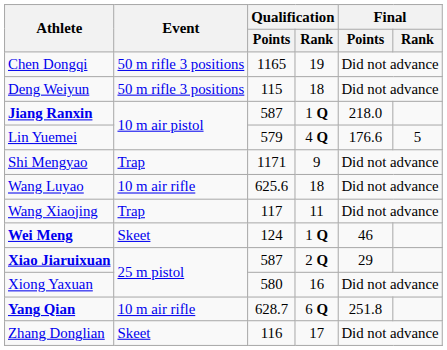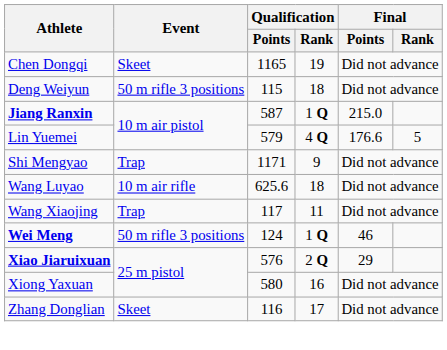(181, 64) 50 m rifle 3 positions -> (134, 64) Skeet
(365, 113) 218.0 -> (365, 113) 215.0
(134, 235) Skeet -> (181, 235) 50 m rifle 3 positions
(272, 260) 587 -> (272, 260) 576
- row: (42, 309)
